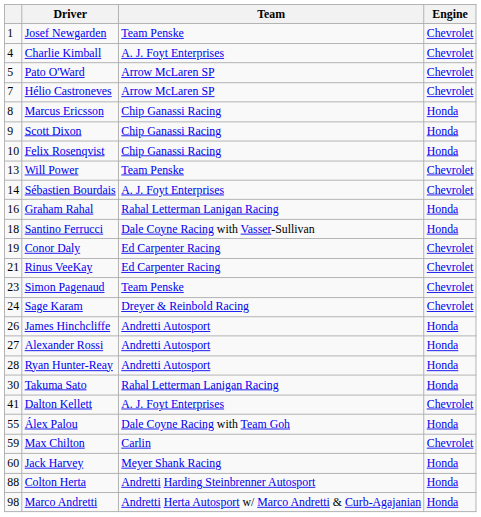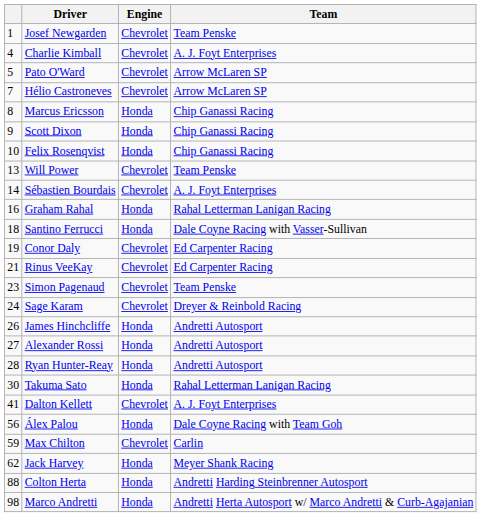columns swapped: (271, 13) <-> (450, 13)
(13, 423) 55 -> (13, 423) 56
(13, 462) 60 -> (13, 462) 62
